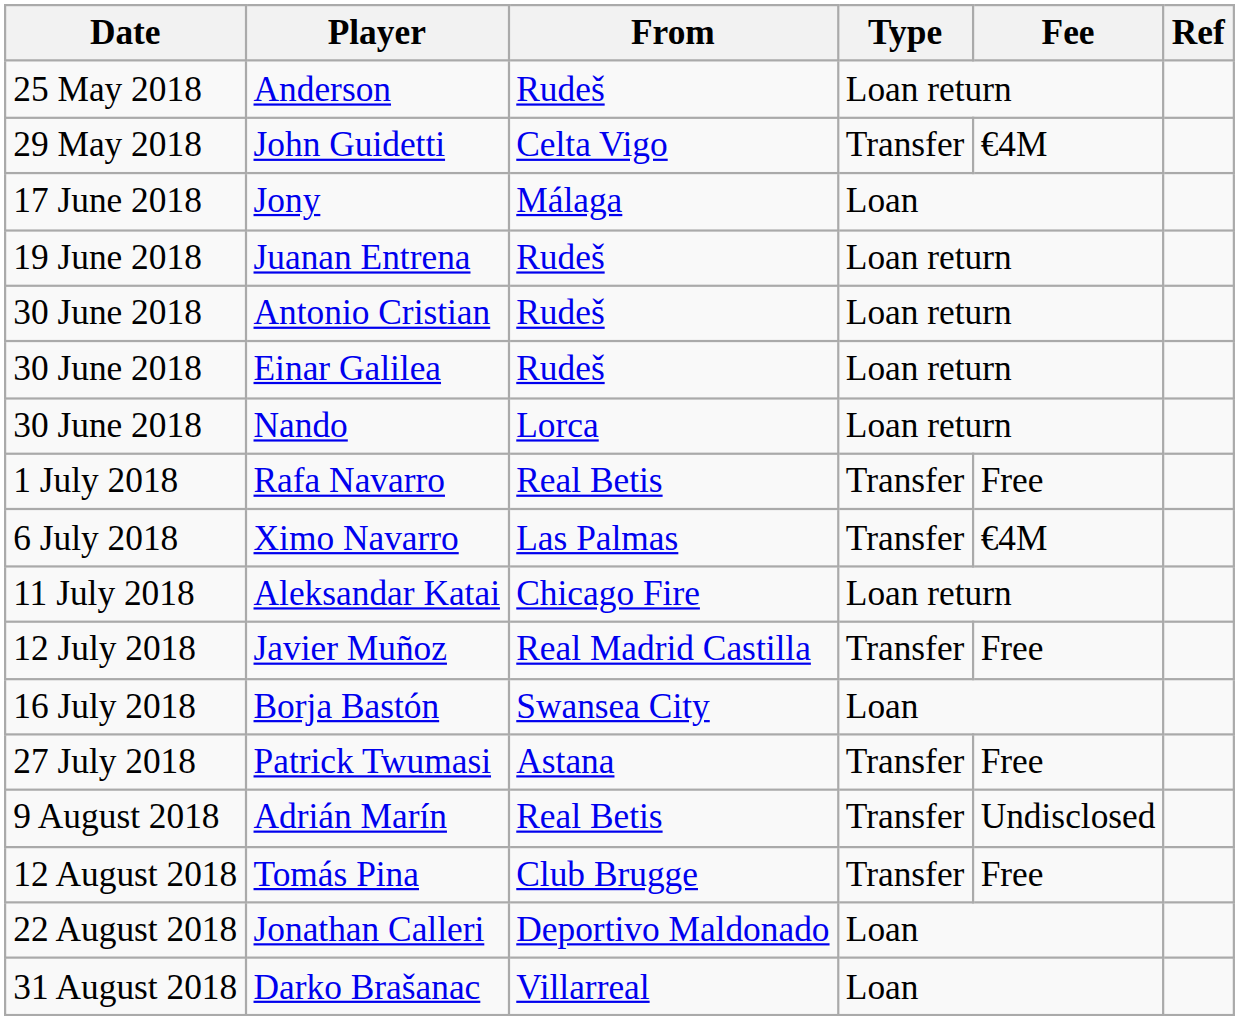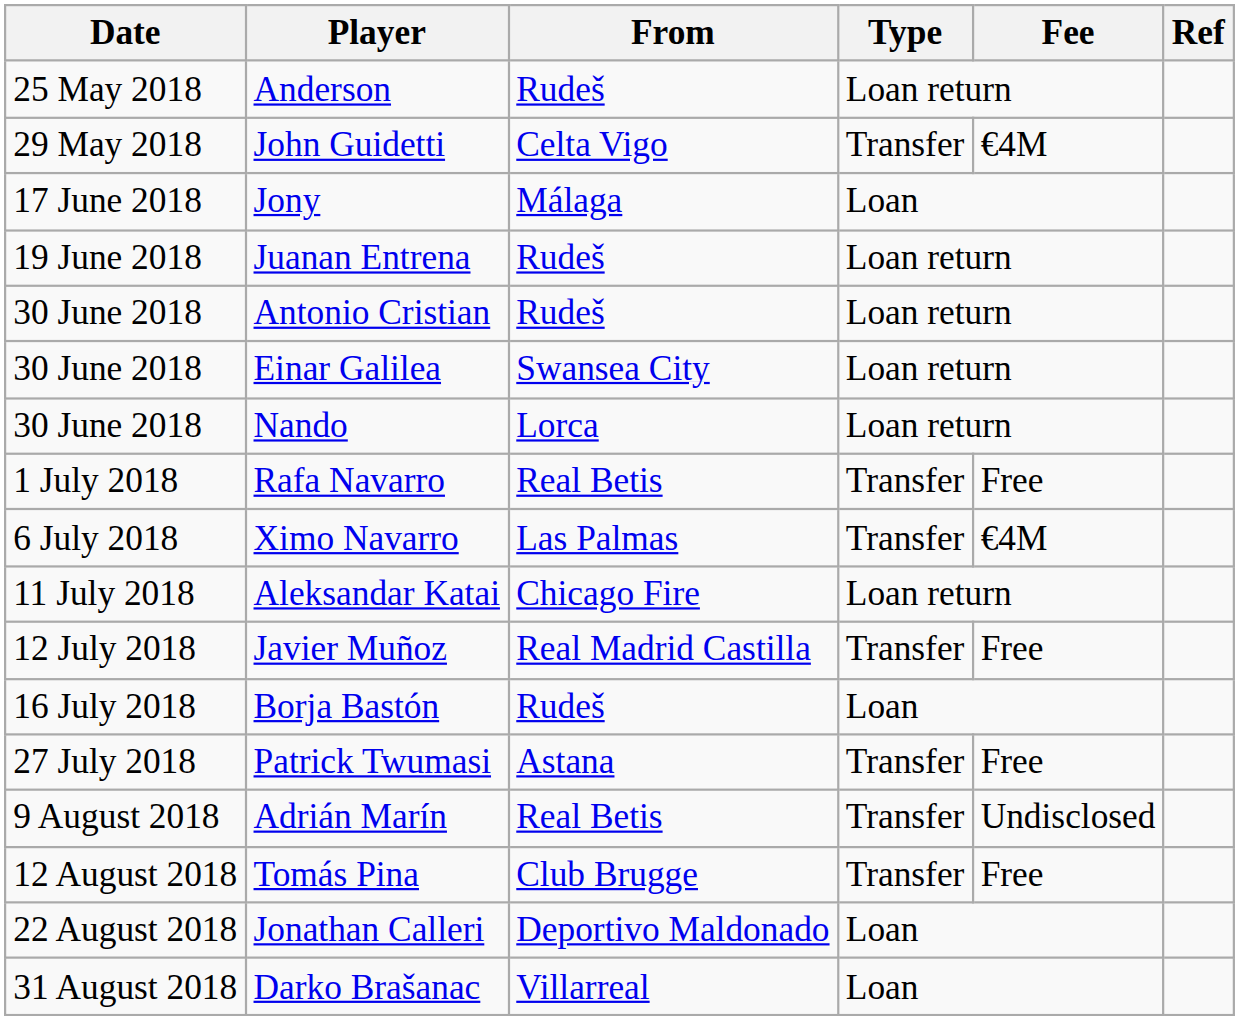(560, 369) Rudeš -> (613, 369) Swansea City
(613, 705) Swansea City -> (560, 705) Rudeš
